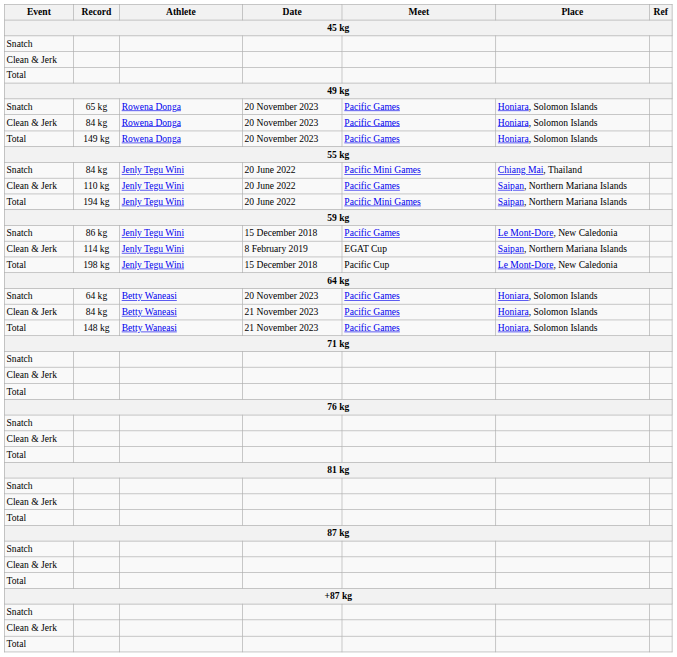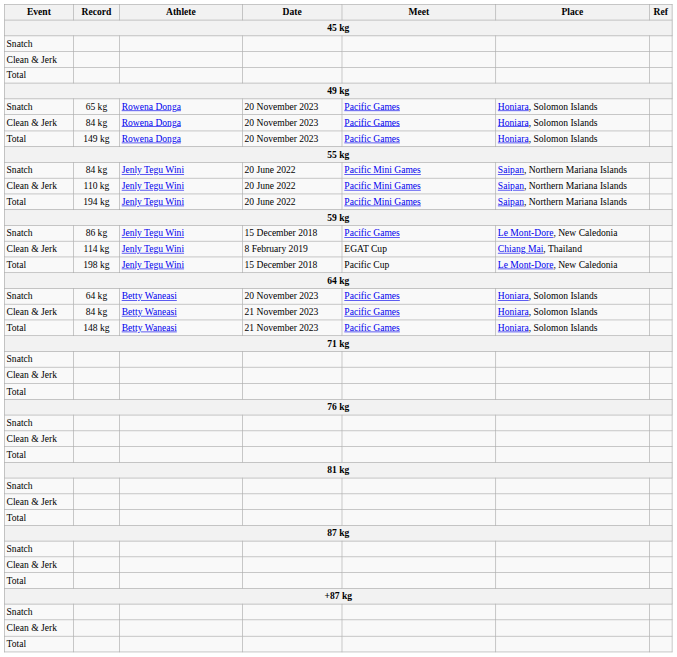(540, 170) Chiang Mai, Thailand -> (562, 170) Saipan, Northern Mariana Islands
(372, 186) Pacific Games -> (383, 186) Pacific Mini Games
(562, 249) Saipan, Northern Mariana Islands -> (540, 249) Chiang Mai, Thailand
